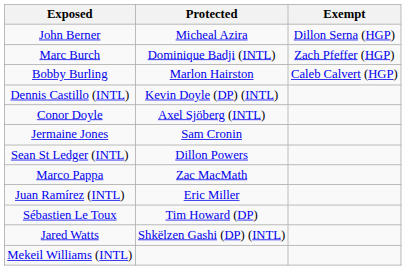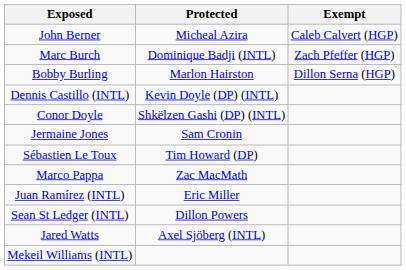(344, 34) Dillon Serna (HGP) -> (344, 34) Caleb Calvert (HGP)
(344, 74) Caleb Calvert (HGP) -> (344, 74) Dillon Serna (HGP)
(212, 114) Axel Sjöberg (INTL) -> (212, 114) Shkëlzen Gashi (DP) (INTL)
rows swapped: (70, 214) <-> (70, 154)
(212, 235) Shkëlzen Gashi (DP) (INTL) -> (212, 235) Axel Sjöberg (INTL)
